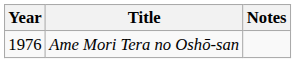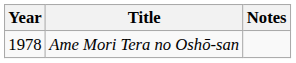(25, 44) 1976 -> (25, 44) 1978
